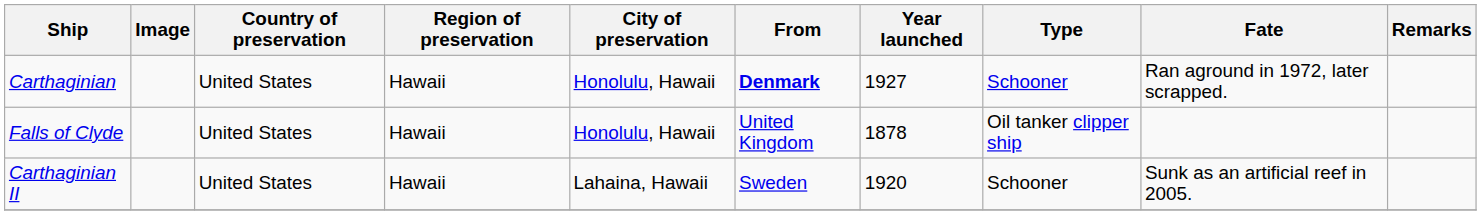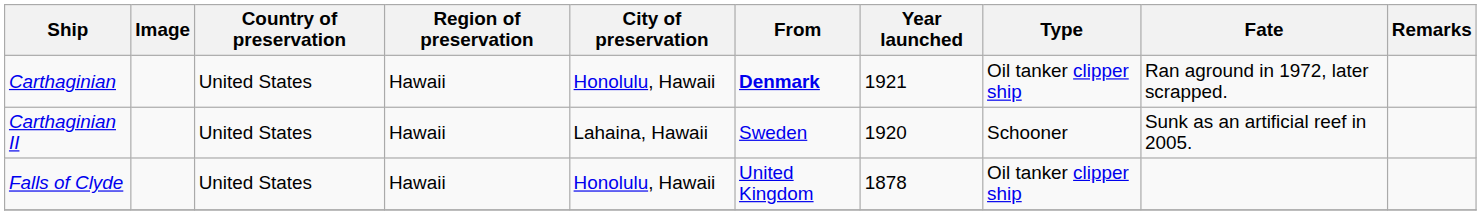(886, 81) 1927 -> (886, 81) 1921
(1027, 81) Schooner -> (1058, 81) Oil tanker clipper ship
rows swapped: (62, 183) <-> (66, 132)
